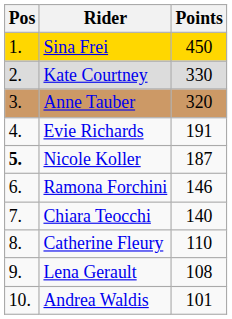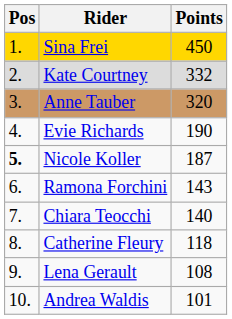(199, 74) 330 -> (199, 74) 332
(199, 131) 191 -> (199, 131) 190
(199, 187) 146 -> (199, 187) 143
(199, 243) 110 -> (199, 243) 118
